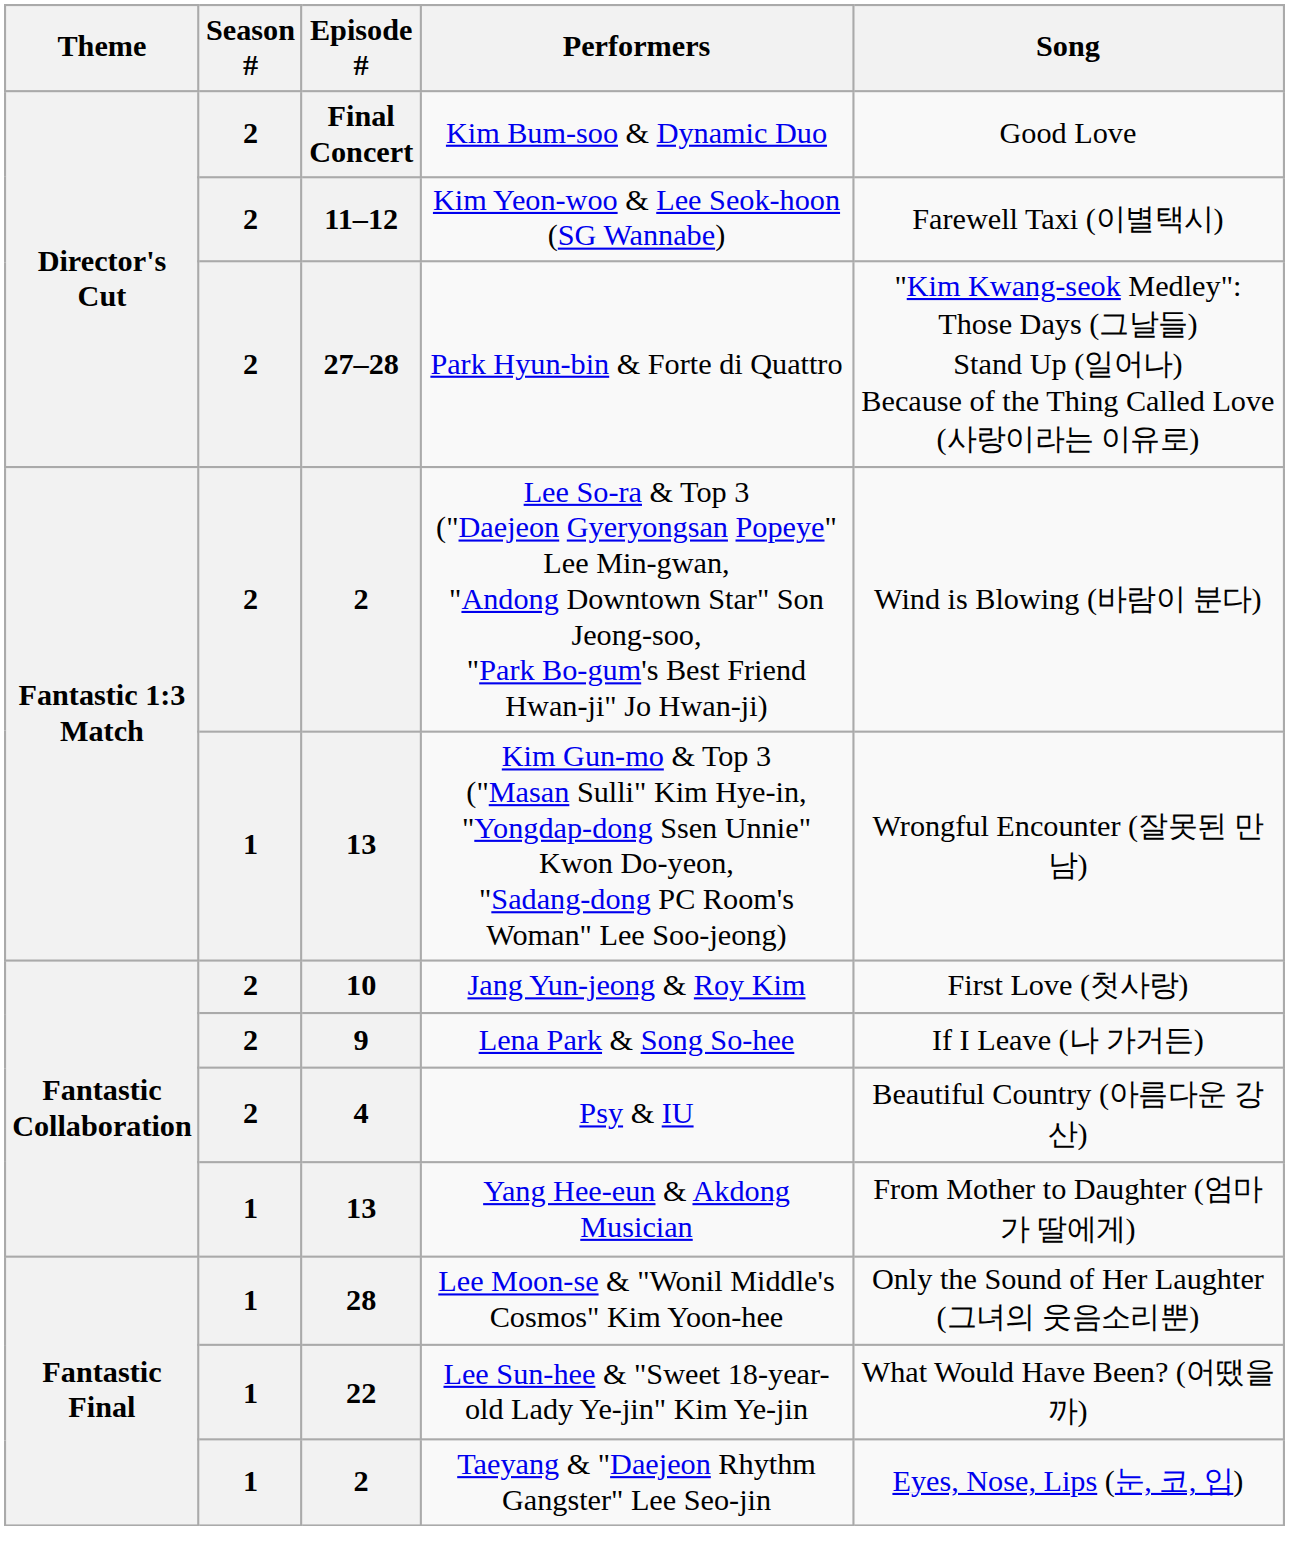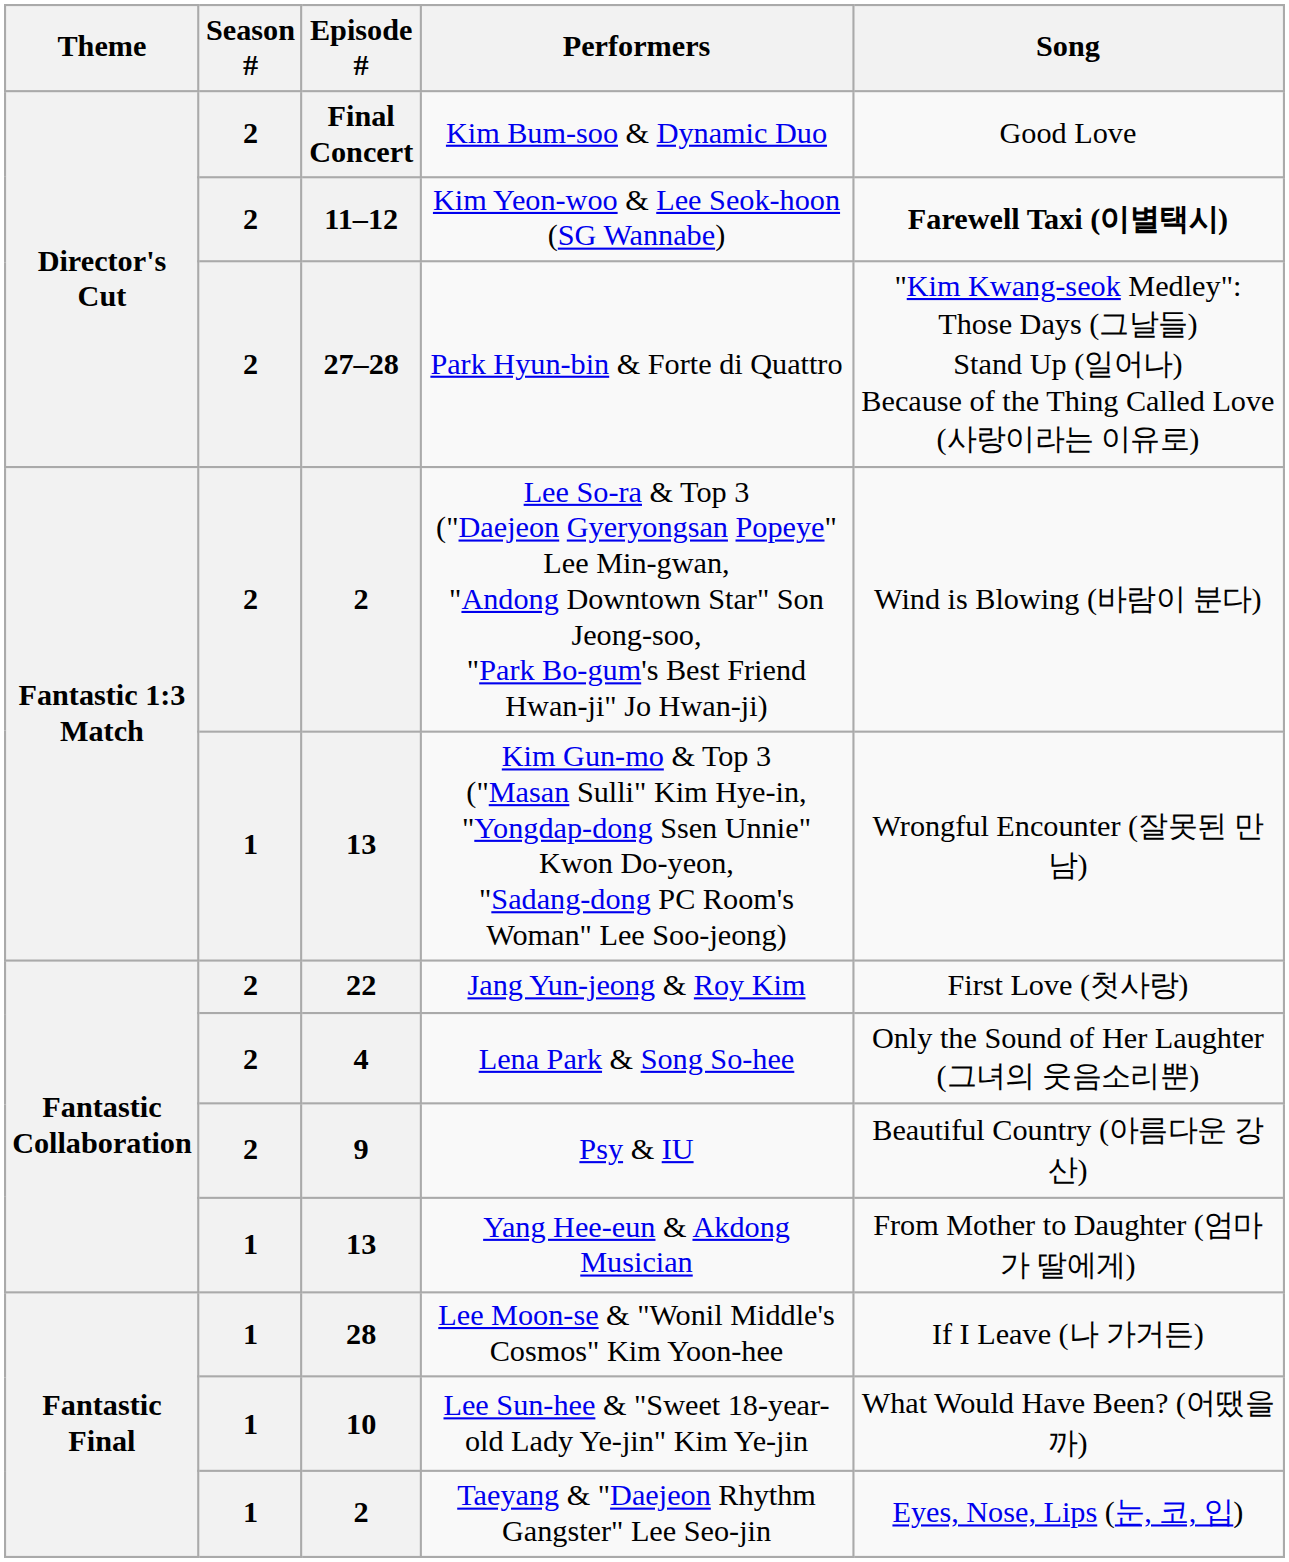(1068, 218) normal -> (1068, 218) bold
(361, 986) 10 -> (361, 986) 22
(361, 1040) 9 -> (361, 1058) 4
(1068, 1040) If I Leave (나 가거든) -> (1068, 1057) Only the Sound of Her Laughter (그녀의 웃음소리뿐)
(361, 1114) 4 -> (361, 1150) 9
(1068, 1299) Only the Sound of Her Laughter (그녀의 웃음소리뿐) -> (1068, 1333) If I Leave (나 가거든)
(361, 1392) 22 -> (361, 1423) 10
